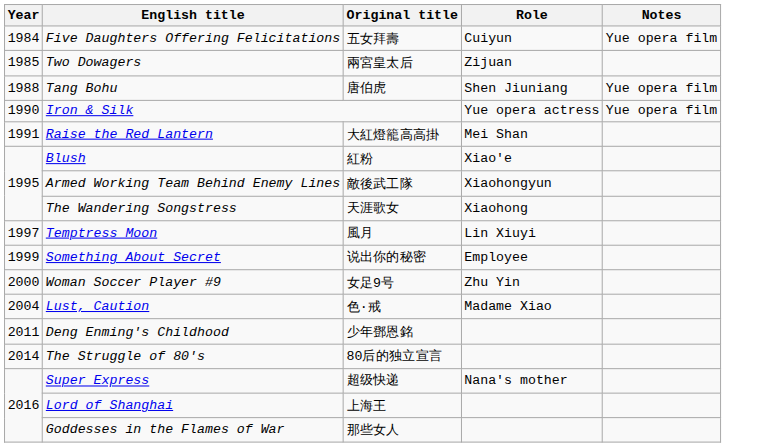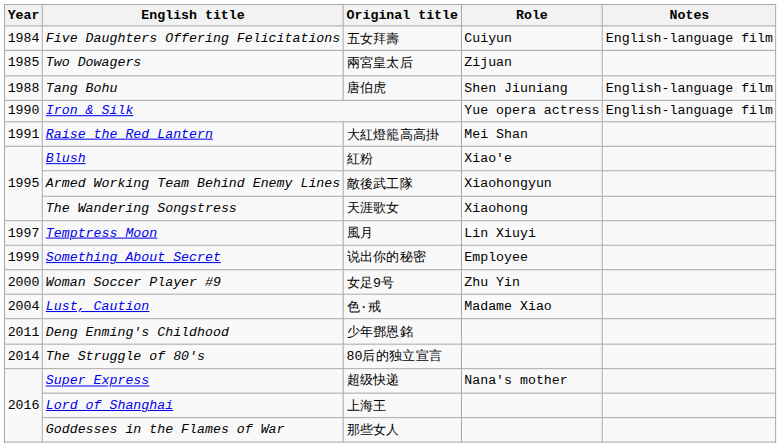(662, 38) Yue opera film -> (689, 38) English-language film
(662, 88) Yue opera film -> (689, 88) English-language film
(662, 111) Yue opera film -> (689, 111) English-language film
